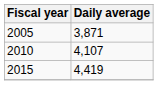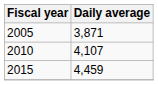(89, 70) 4,419 -> (89, 70) 4,459
